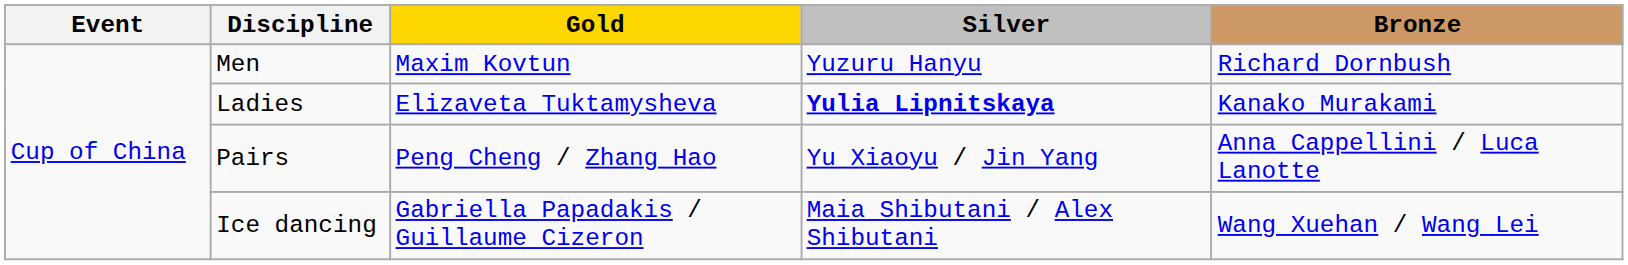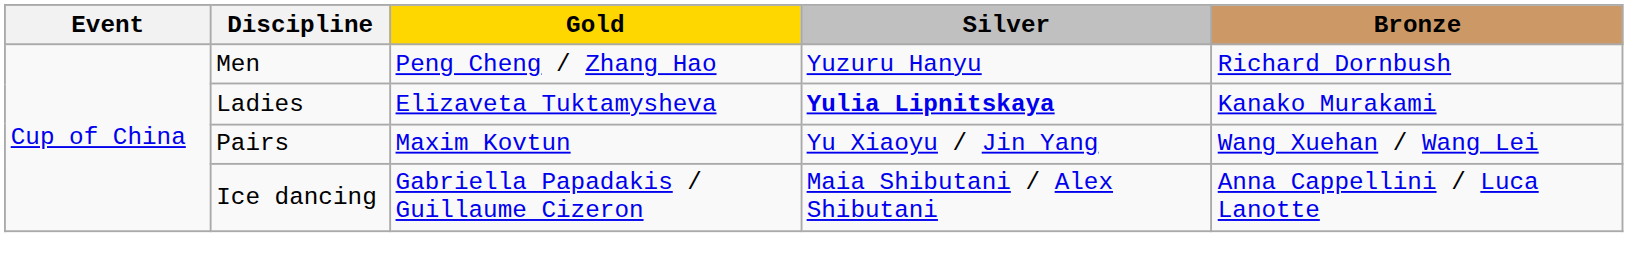(483, 64) Maxim Kovtun -> (556, 64) Peng Cheng / Zhang Hao
(556, 158) Peng Cheng / Zhang Hao -> (483, 144) Maxim Kovtun
(1378, 158) Anna Cappellini / Luca Lanotte -> (1378, 144) Wang Xuehan / Wang Lei
(1378, 225) Wang Xuehan / Wang Lei -> (1378, 197) Anna Cappellini / Luca Lanotte
